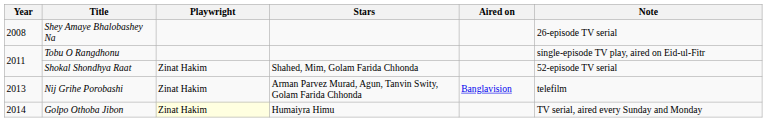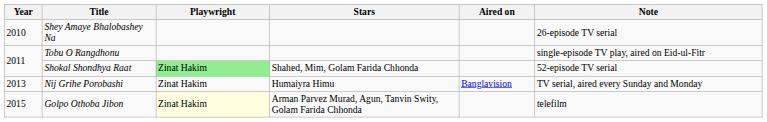(16, 32) 2008 -> (16, 32) 2010
(182, 68) no background -> (182, 68) lightgreen background
(355, 89) Arman Parvez Murad, Agun, Tanvin Swity, Golam Farida Chhonda -> (303, 83) Humaiyra Himu
(552, 89) telefilm -> (620, 83) TV serial, aired every Sunday and Monday
(16, 109) 2014 -> (16, 104) 2015
(303, 109) Humaiyra Himu -> (355, 104) Arman Parvez Murad, Agun, Tanvin Swity, Golam Farida Chhonda
(620, 109) TV serial, aired every Sunday and Monday -> (552, 104) telefilm
